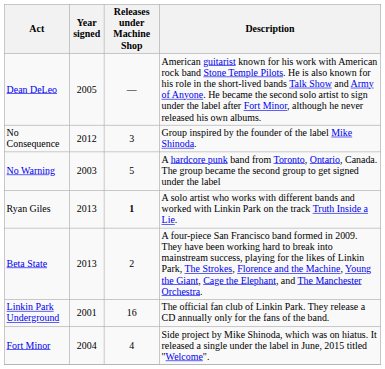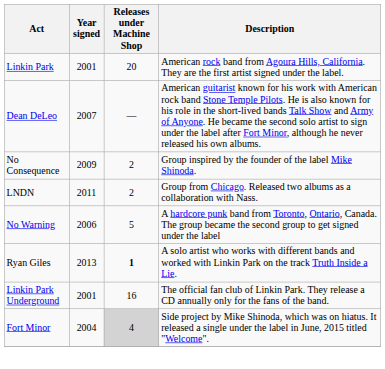+ row: (30, 67)
(87, 89) 2005 -> (87, 116) 2007
(87, 138) 2012 -> (87, 165) 2009
(132, 138) 3 -> (131, 165) 2
+ row: (20, 192)
(87, 171) 2003 -> (87, 224) 2006
- row: (27, 264)
(132, 345) no background -> (131, 327) lightgrey background
